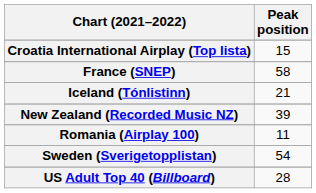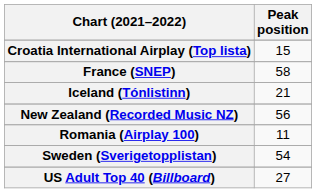(283, 114) 39 -> (283, 114) 56
(283, 177) 28 -> (283, 177) 27
